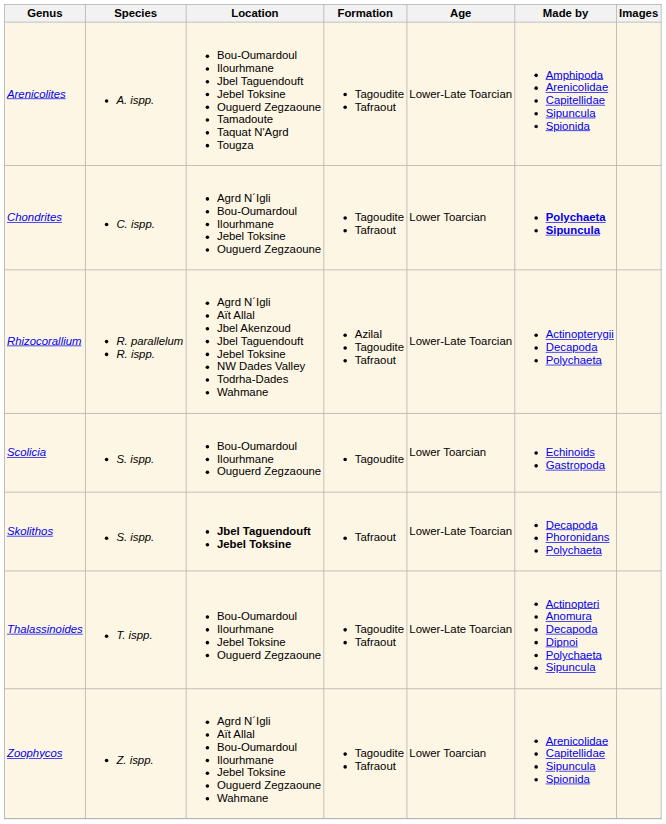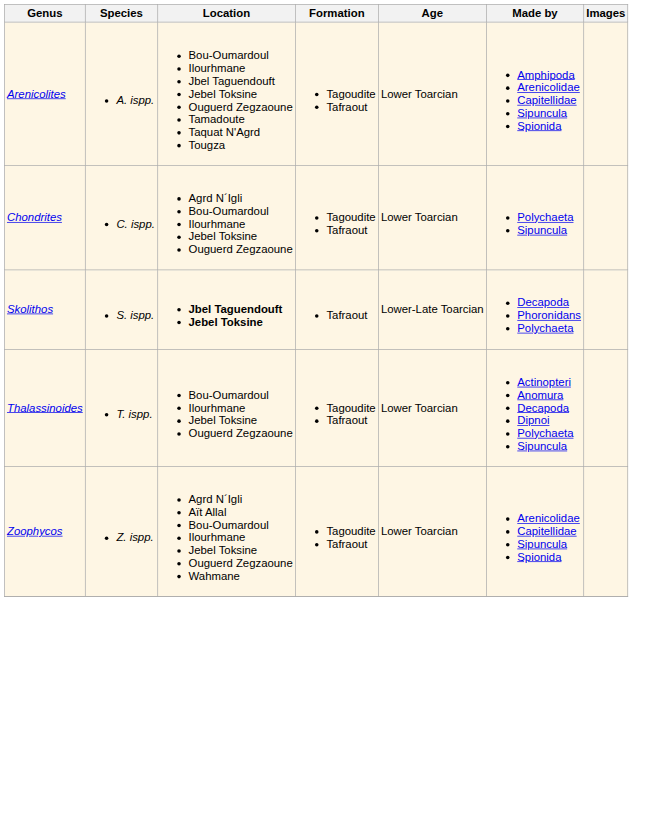(461, 94) Lower-Late Toarcian -> (419, 94) Lower Toarcian
(566, 224) bold -> (535, 224) normal
- row: (44, 341)
- row: (27, 452)
(461, 629) Lower-Late Toarcian -> (419, 407) Lower Toarcian
